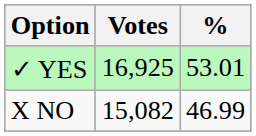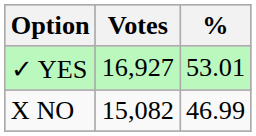(138, 67) 16,925 -> (138, 67) 16,927
